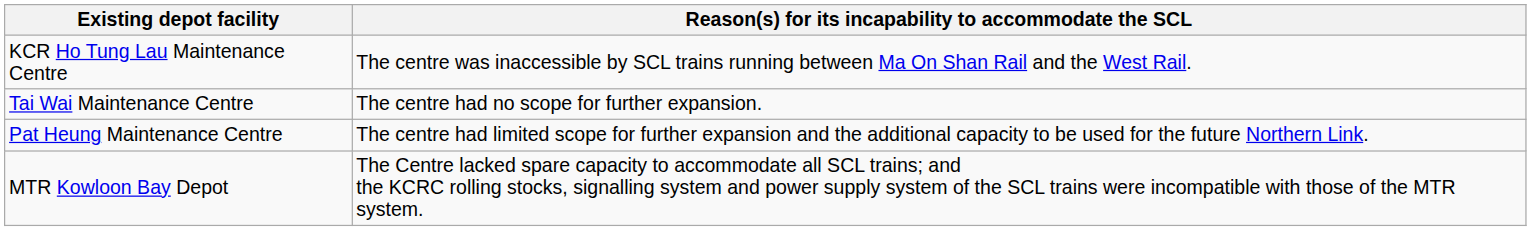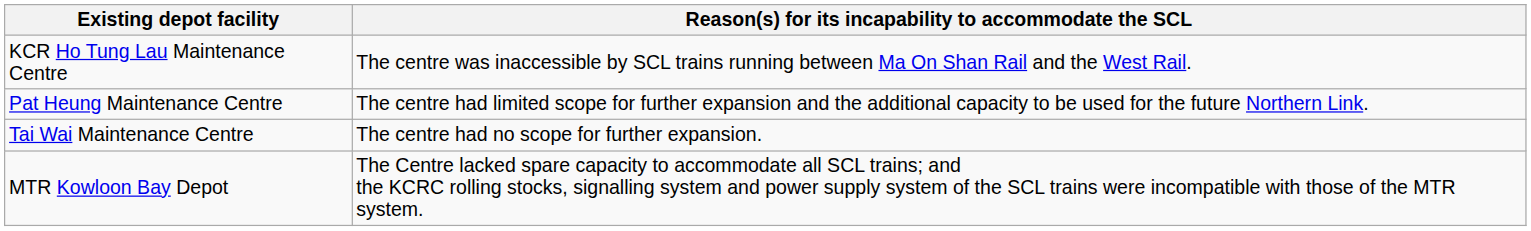rows swapped: (146, 134) <-> (131, 103)
